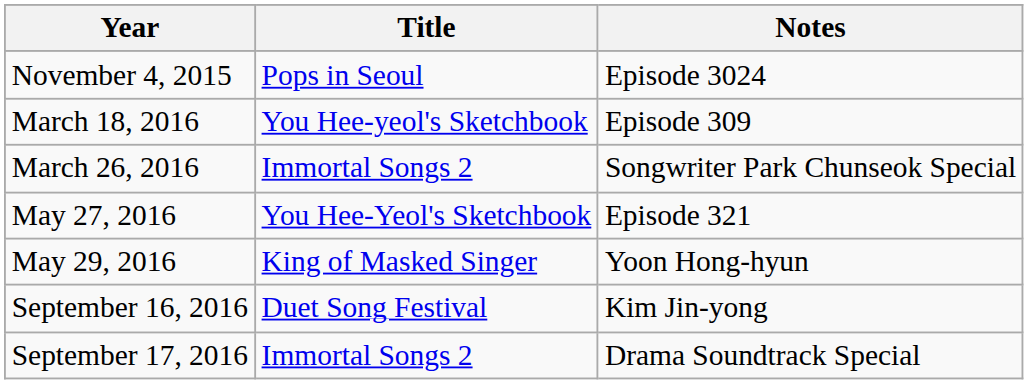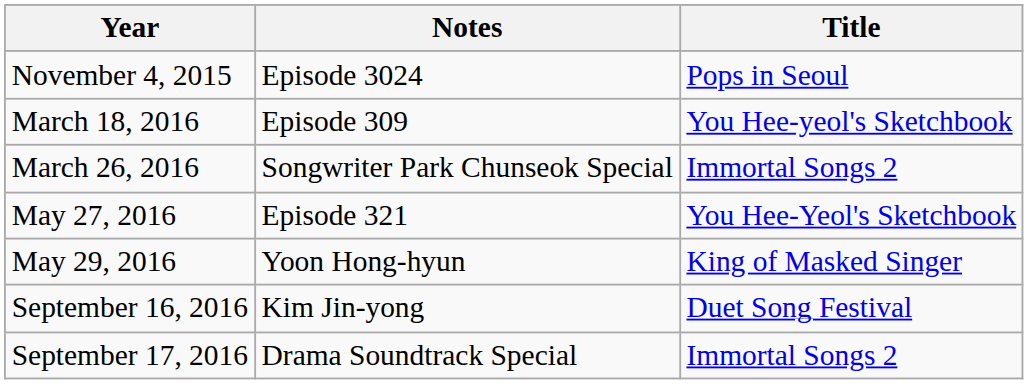columns swapped: (426, 27) <-> (811, 27)
